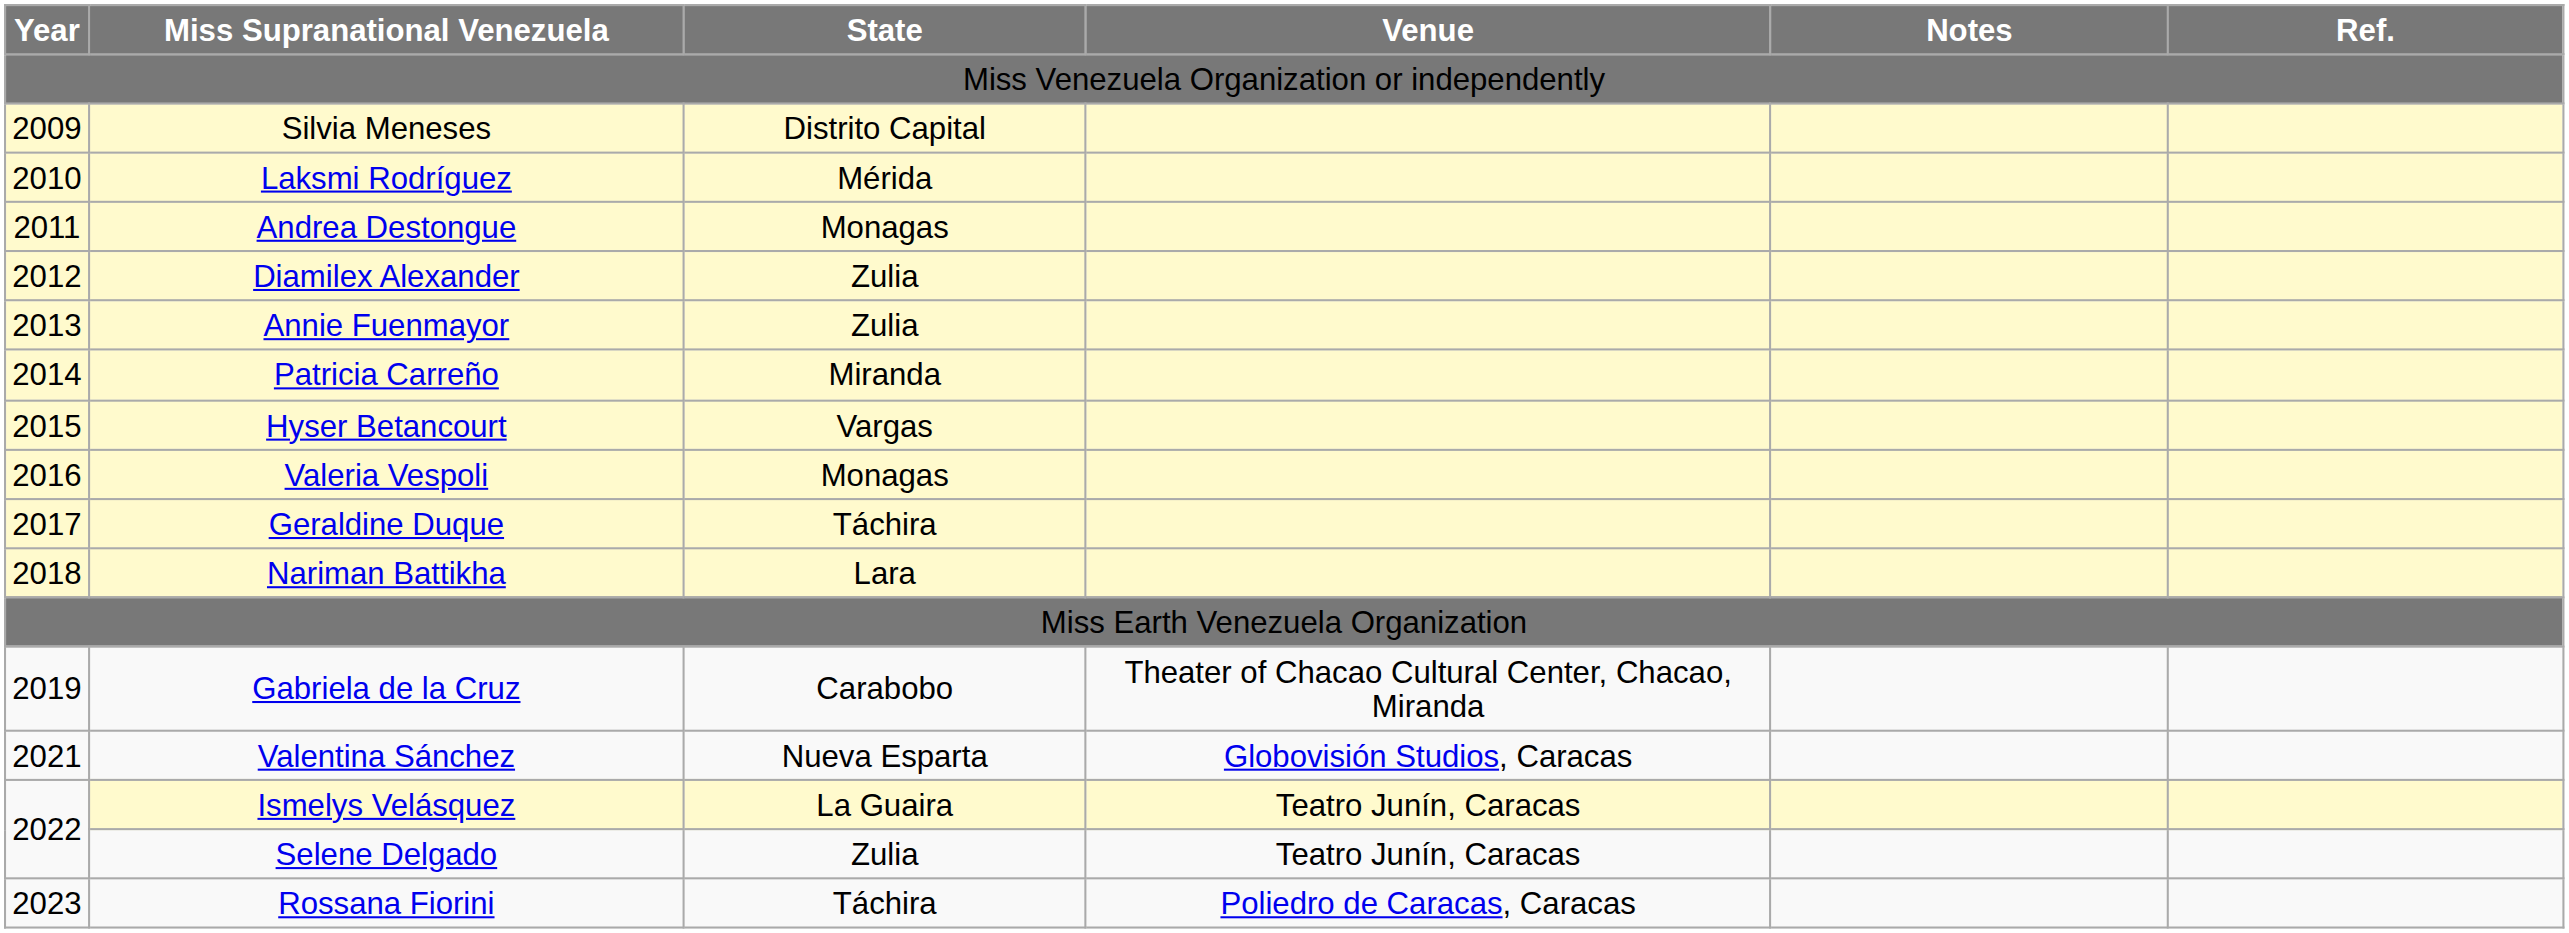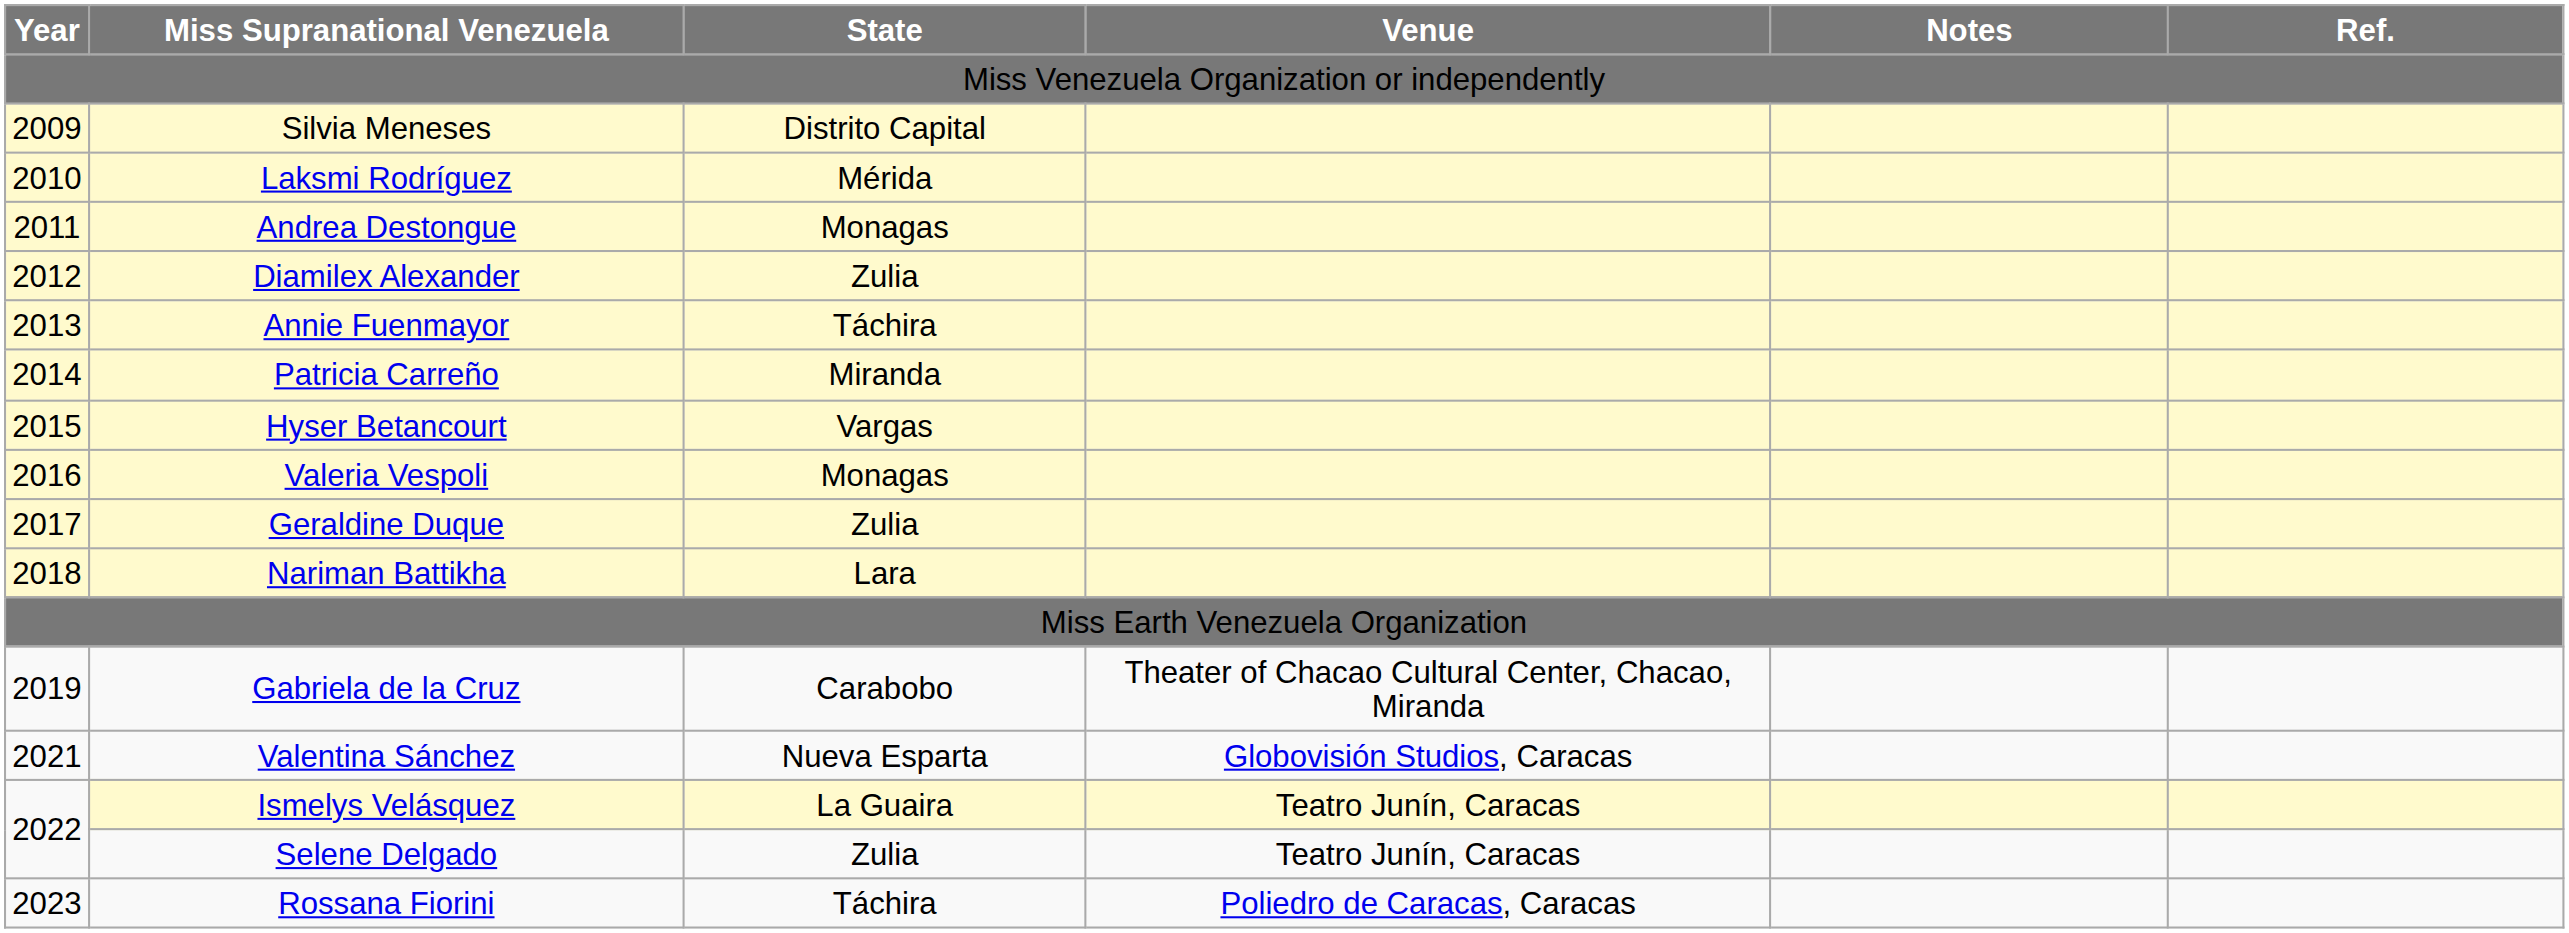(885, 326) Zulia -> (885, 326) Táchira
(885, 523) Táchira -> (885, 523) Zulia
